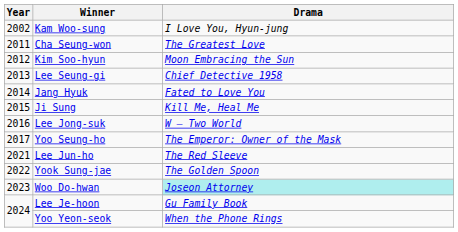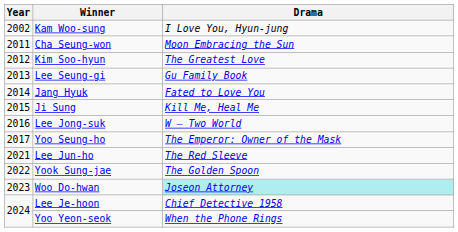(215, 44) The Greatest Love -> (230, 44) Moon Embracing the Sun
(230, 60) Moon Embracing the Sun -> (215, 60) The Greatest Love
(224, 76) Chief Detective 1958 -> (206, 76) Gu Family Book
(206, 203) Gu Family Book -> (224, 203) Chief Detective 1958
